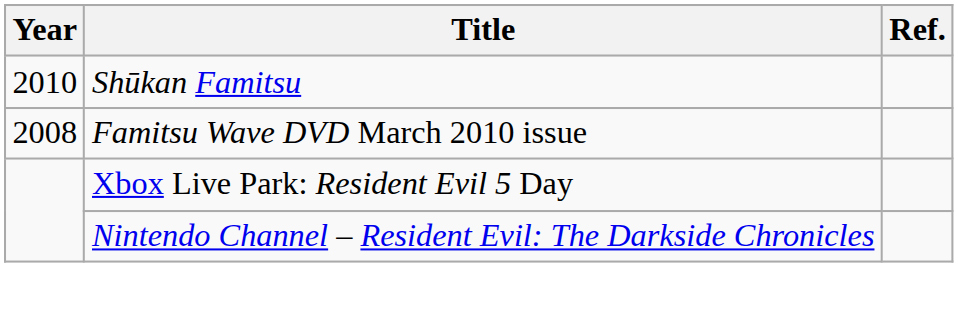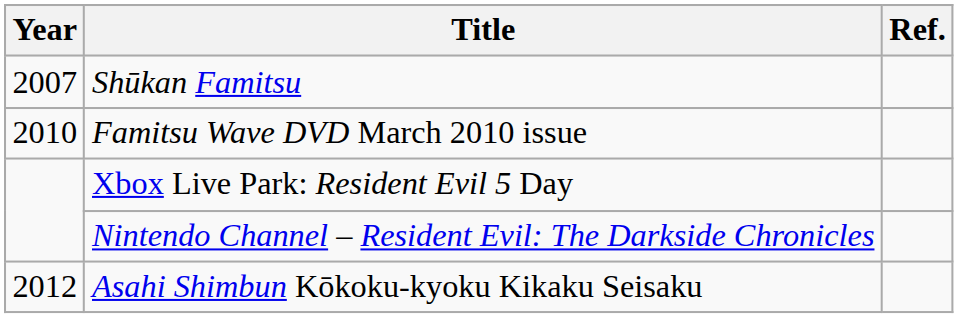(45, 81) 2010 -> (45, 81) 2007
(45, 132) 2008 -> (45, 132) 2010
+ row: (397, 286)
